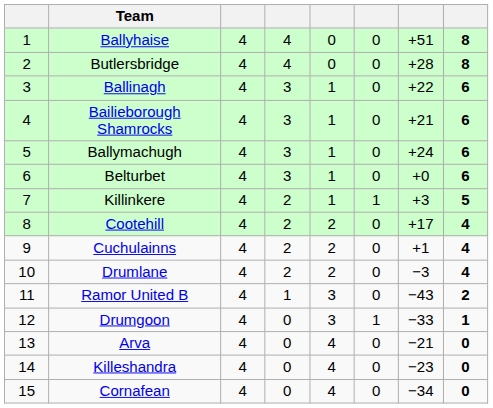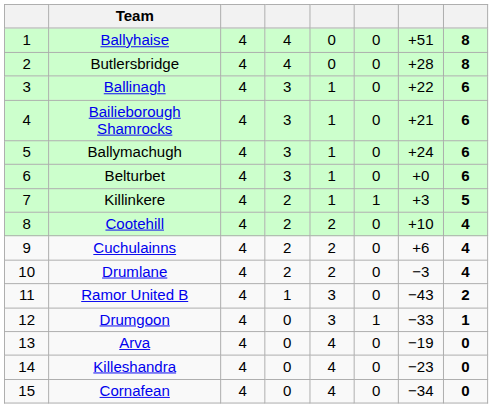(421, 224) +17 -> (421, 224) +10
(421, 248) +1 -> (421, 248) +6
(421, 343) −21 -> (421, 343) −19
